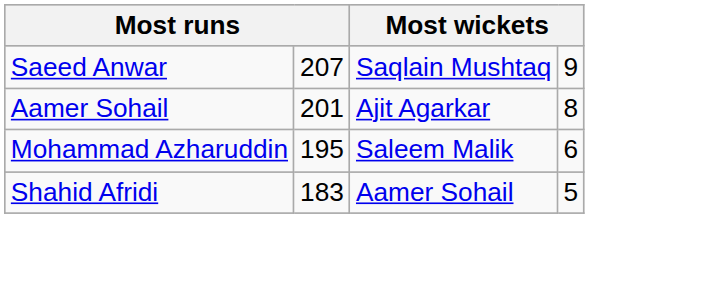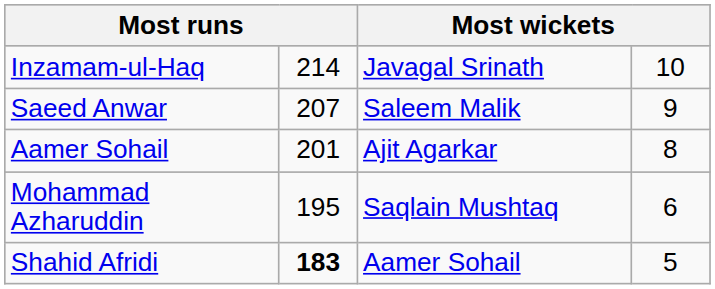+ row: (108, 66)
(454, 66) Saqlain Mushtaq -> (442, 108) Saleem Malik
(435, 150) Saleem Malik -> (461, 206) Saqlain Mushtaq
(322, 191) normal -> (318, 262) bold
